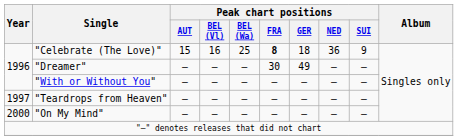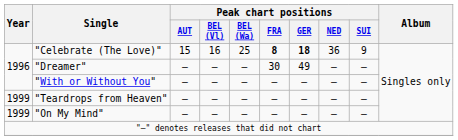(304, 51) normal -> (304, 51) bold
(18, 98) 1997 -> (18, 98) 1999
(18, 114) 2000 -> (18, 114) 1999
